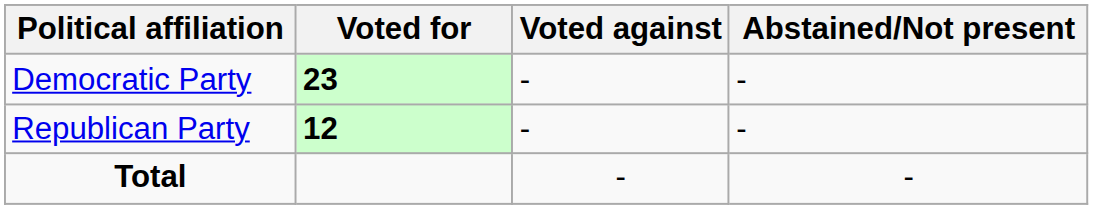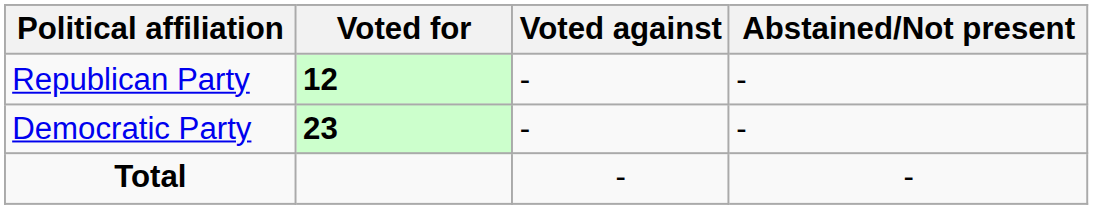rows swapped: (132, 78) <-> (131, 128)
